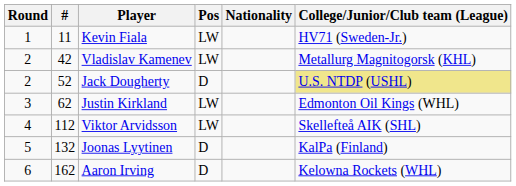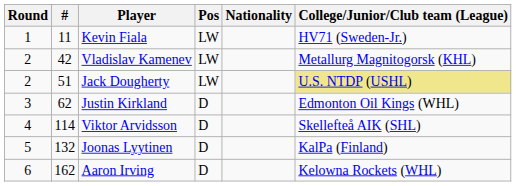(65, 81) 52 -> (65, 81) 51
(203, 81) D -> (208, 81) LW
(208, 103) LW -> (203, 103) D
(65, 125) 112 -> (65, 125) 114
(208, 125) LW -> (203, 125) D
